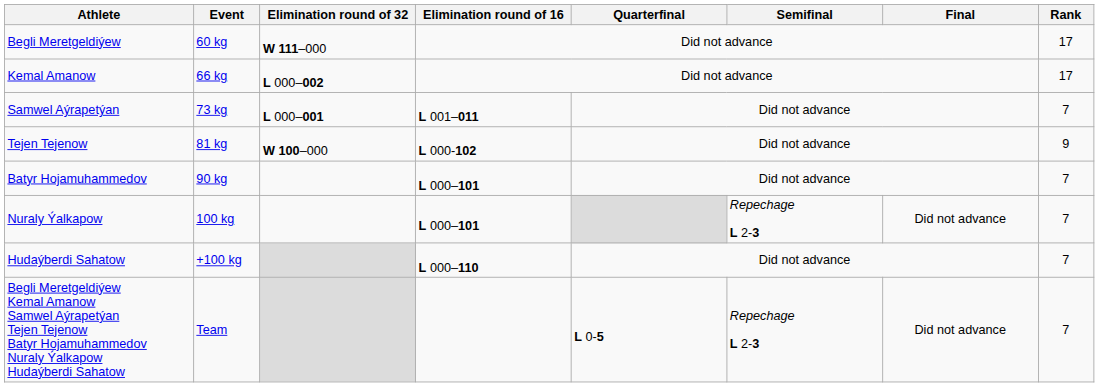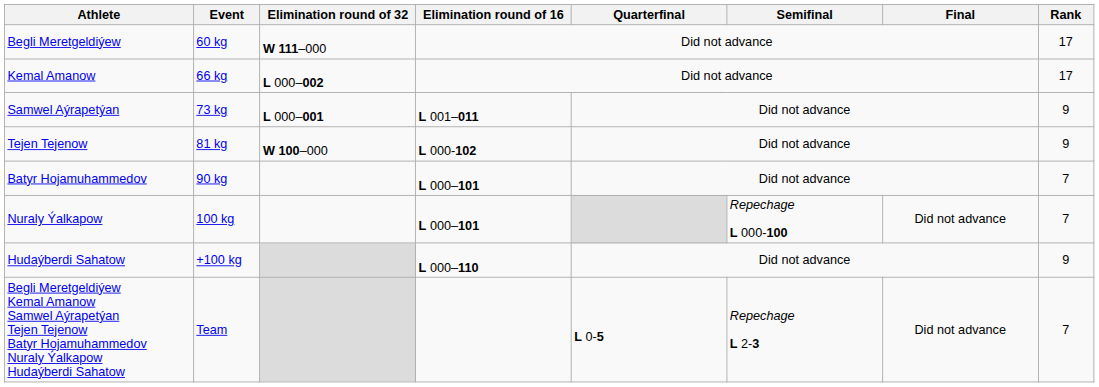(1066, 110) 7 -> (1066, 110) 9
(762, 219) Repechage L 2-3 -> (762, 219) Repechage L 000-100
(1066, 261) 7 -> (1066, 261) 9
